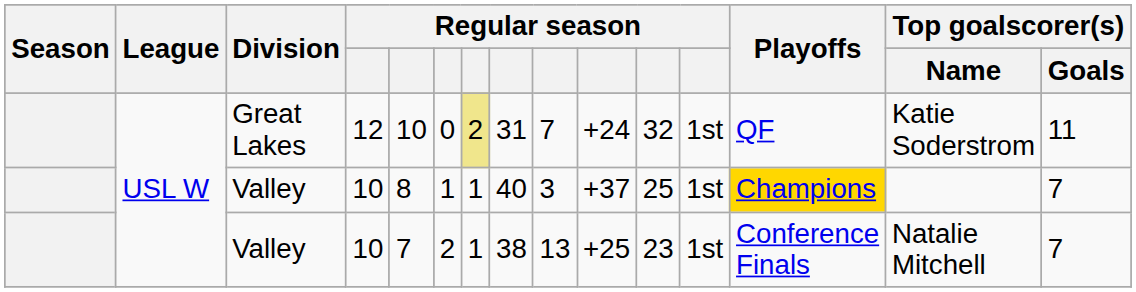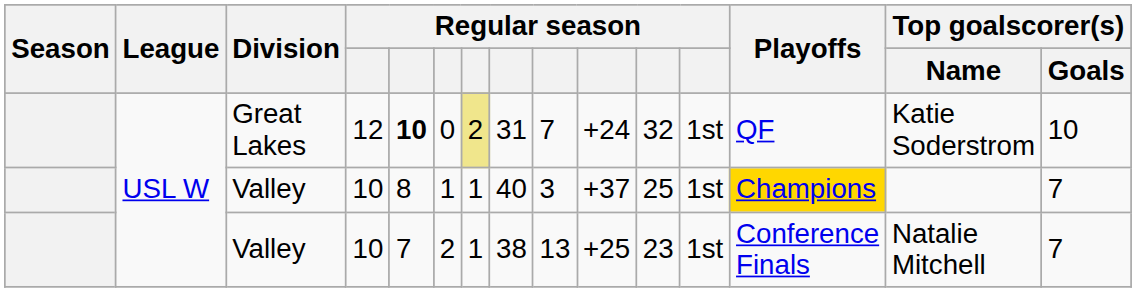(412, 129) normal -> (412, 129) bold
(1062, 129) 11 -> (1063, 129) 10
